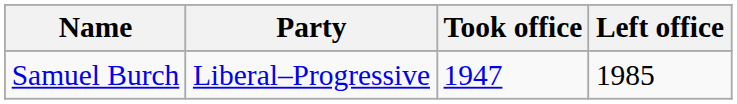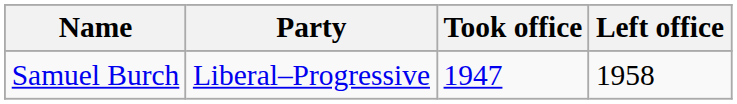(625, 74) 1985 -> (625, 74) 1958
